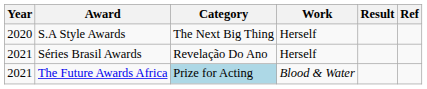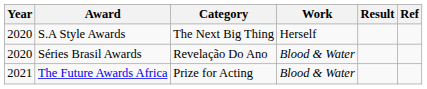(20, 53) 2021 -> (20, 53) 2020
(298, 53) Herself -> (317, 53) Blood & Water
(213, 73) lightblue background -> (213, 73) no background
